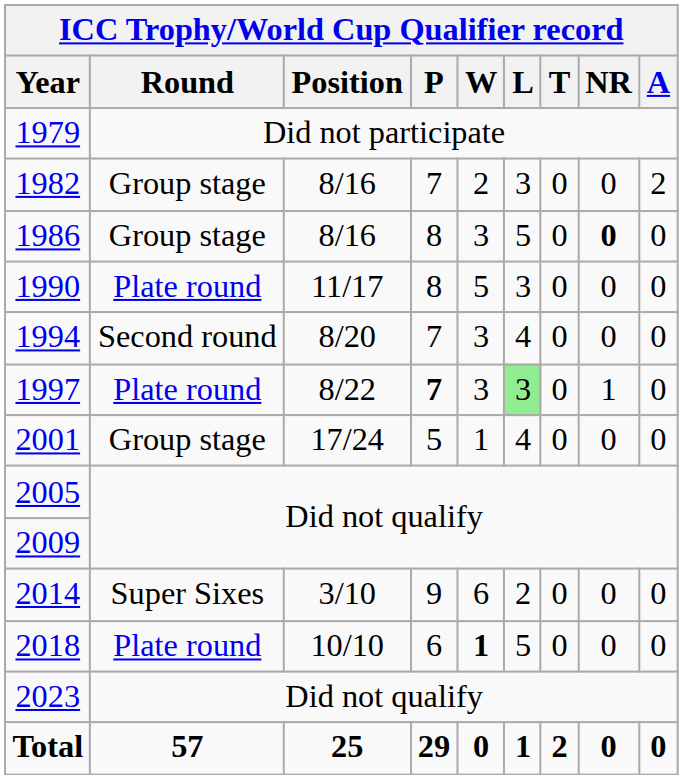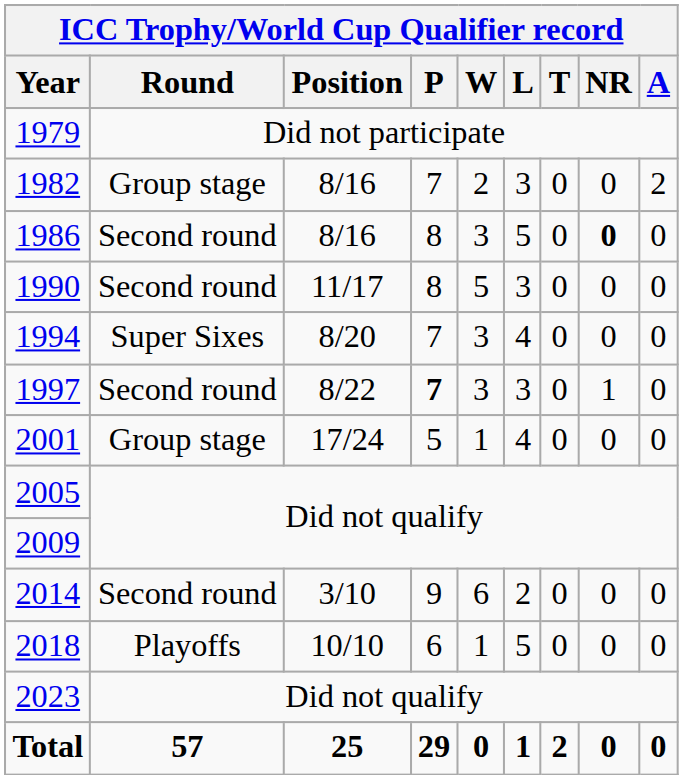(187, 235) Group stage -> (187, 235) Second round
(187, 286) Plate round -> (187, 286) Second round
(187, 337) Second round -> (187, 337) Super Sixes
(187, 388) Plate round -> (187, 388) Second round
(523, 388) lightgreen background -> (523, 388) no background
(187, 593) Super Sixes -> (187, 593) Second round
(187, 645) Plate round -> (187, 645) Playoffs
(481, 645) bold -> (481, 645) normal
